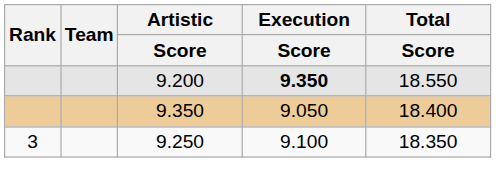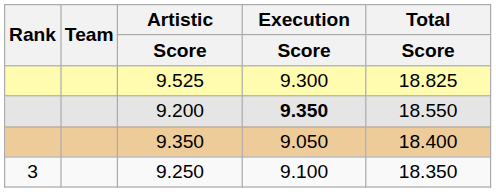+ row: (180, 80)
